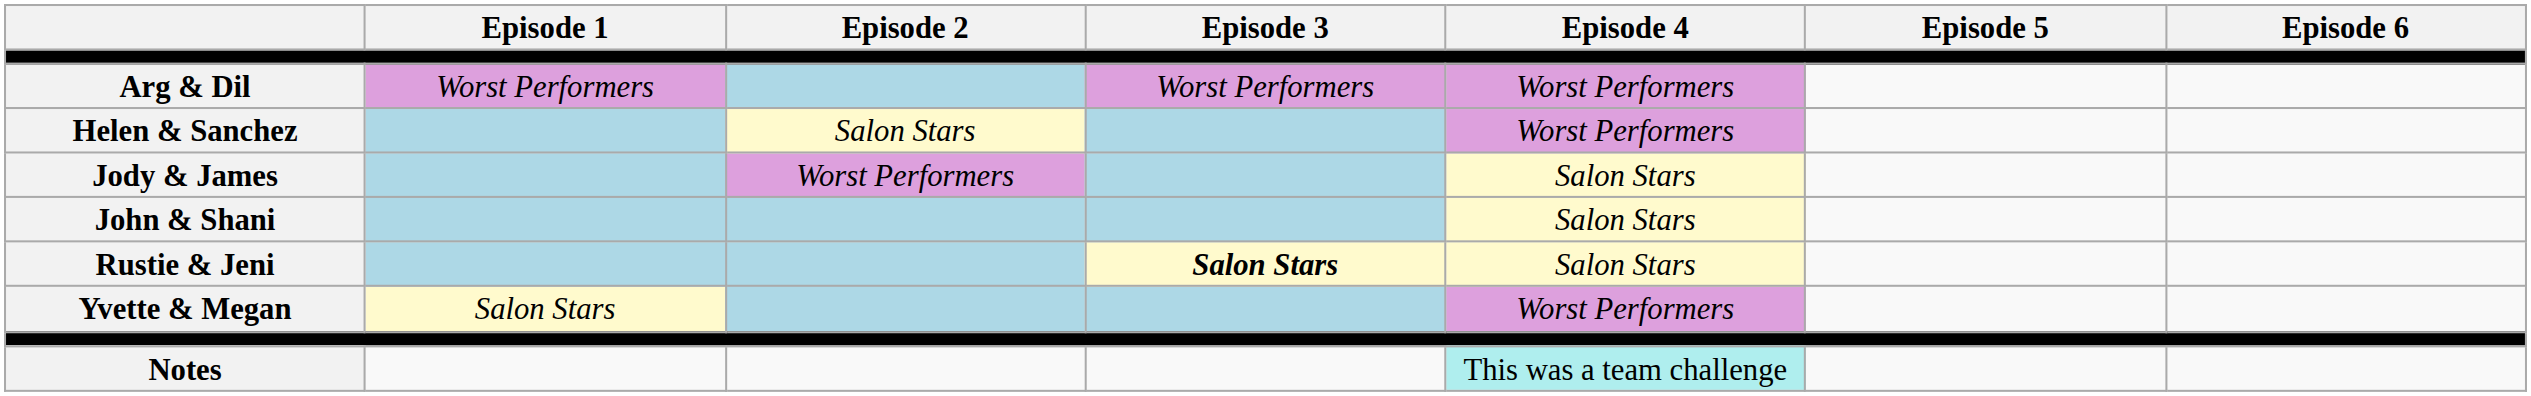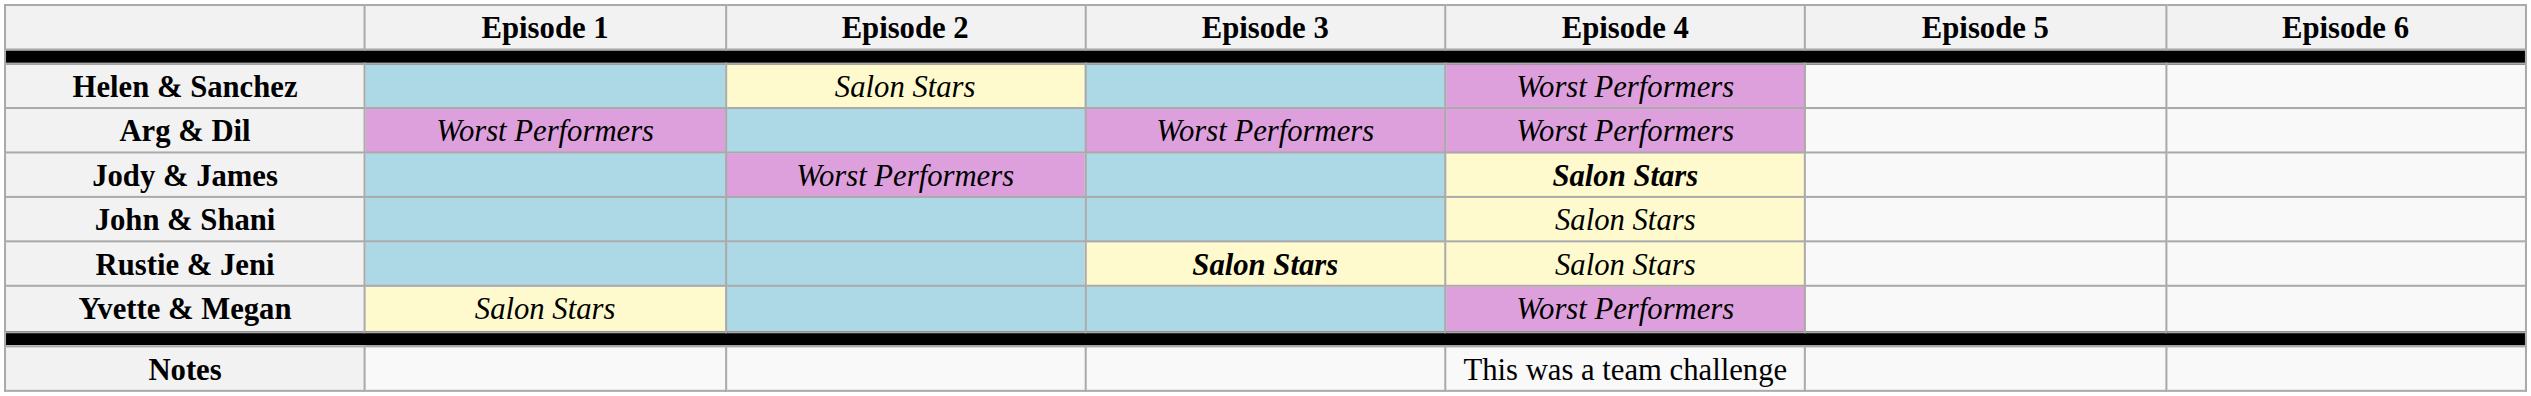rows swapped: (185, 86) <-> (185, 131)
(1625, 175) normal -> (1625, 175) bold
(1625, 368) paleturquoise background -> (1625, 368) no background
